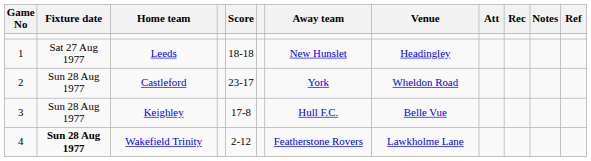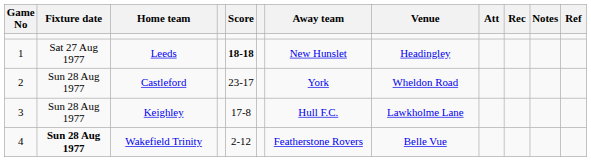(241, 53) normal -> (241, 53) bold
(425, 112) Belle Vue -> (425, 112) Lawkholme Lane
(425, 142) Lawkholme Lane -> (425, 142) Belle Vue
